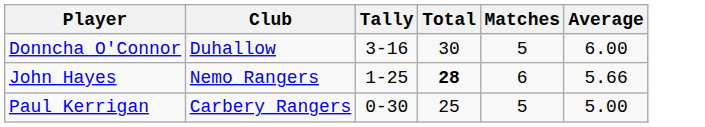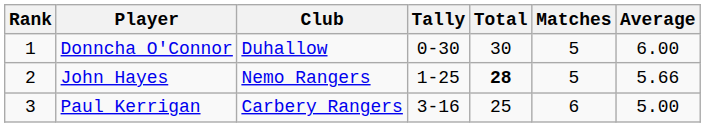+ column: (31, 19)
(387, 49) 3-16 -> (438, 49) 0-30
(522, 78) 6 -> (574, 78) 5
(387, 107) 0-30 -> (438, 107) 3-16
(522, 107) 5 -> (574, 107) 6
